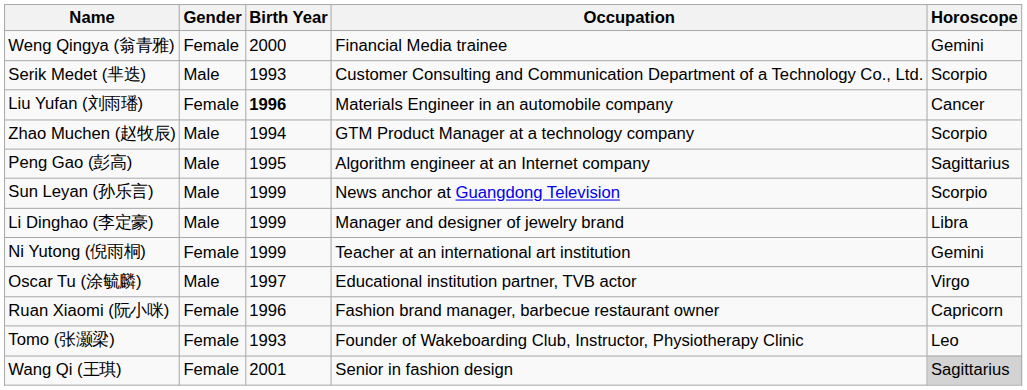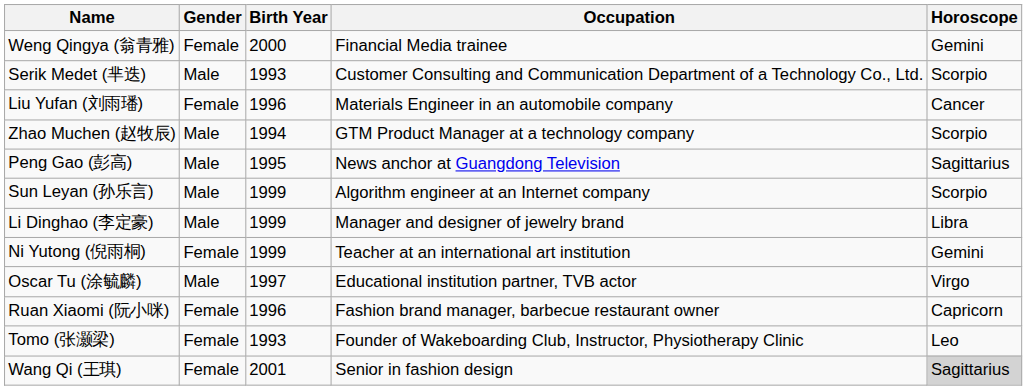(268, 104) bold -> (268, 104) normal
(493, 163) Algorithm engineer at an Internet company -> (478, 163) News anchor at Guangdong Television
(478, 193) News anchor at Guangdong Television -> (493, 193) Algorithm engineer at an Internet company
